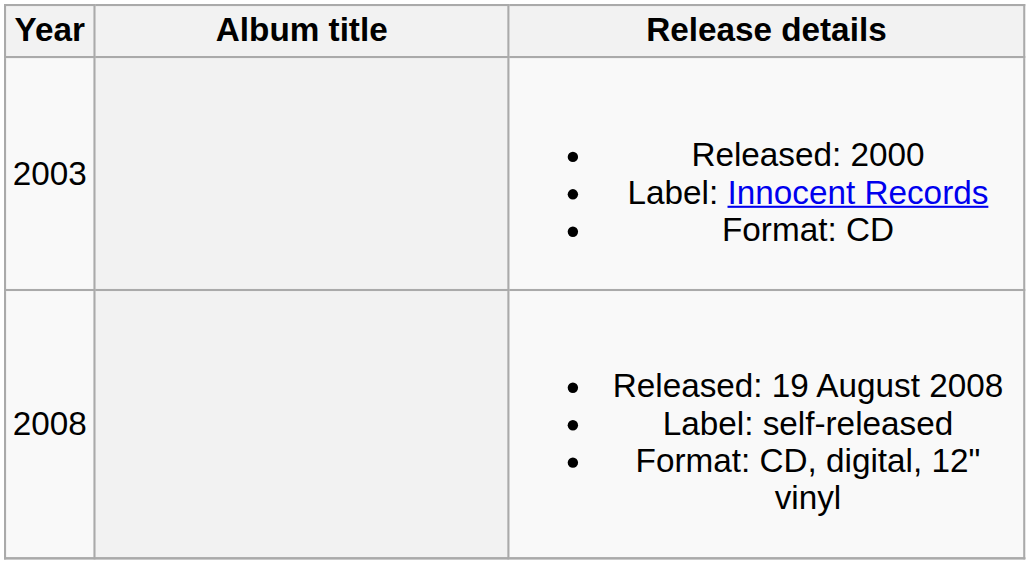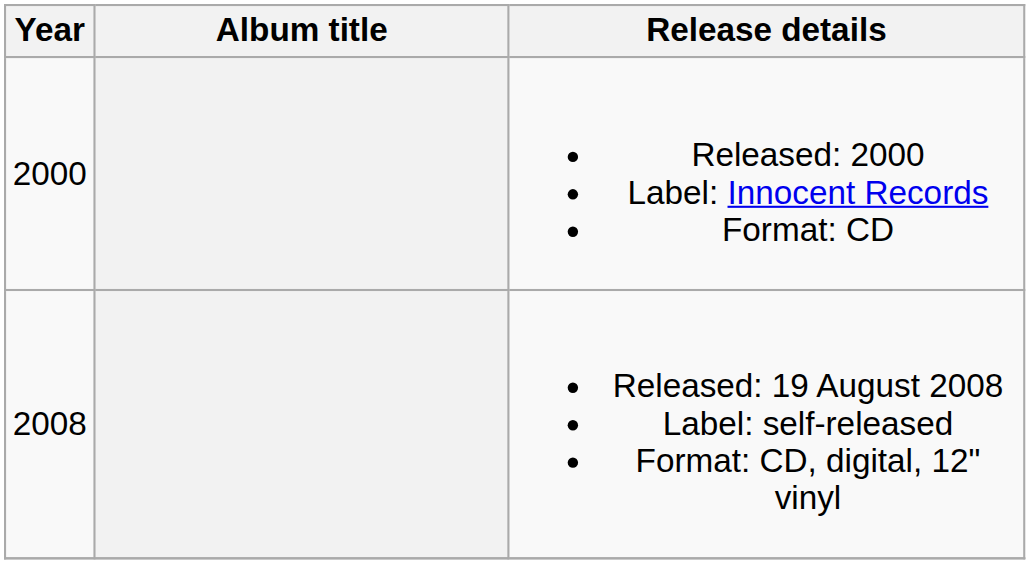(50, 173) 2003 -> (50, 173) 2000
